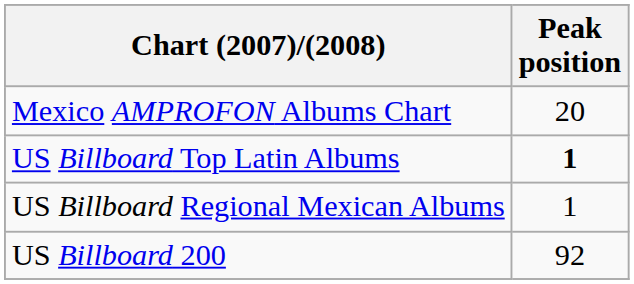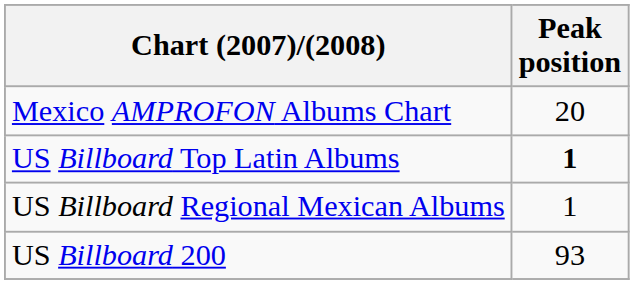(570, 254) 92 -> (570, 254) 93
